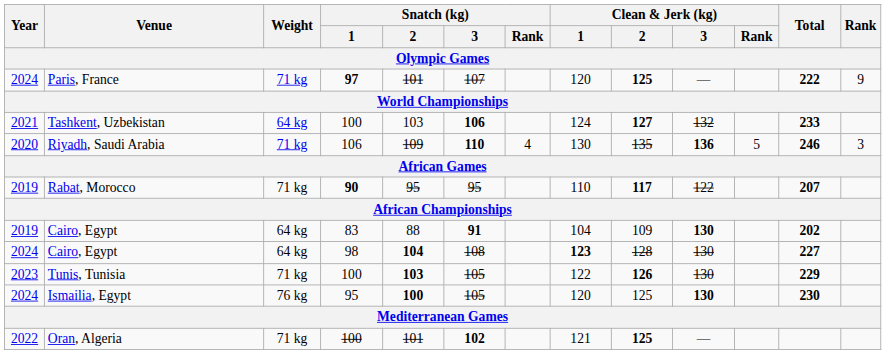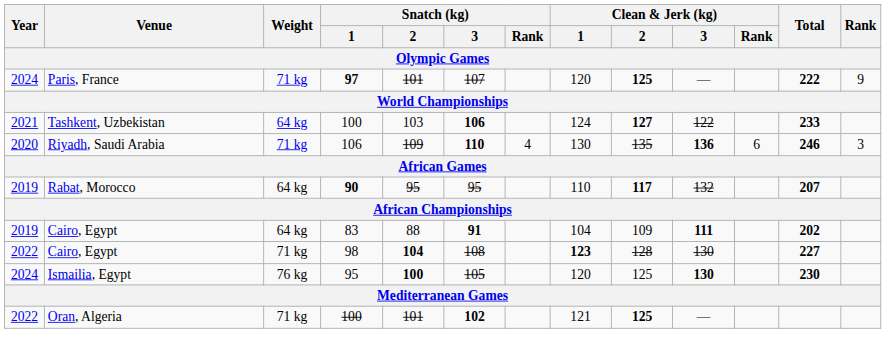(704, 123) 132 -> (704, 123) 122
(757, 144) 5 -> (757, 144) 6
(292, 187) 71 kg -> (292, 187) 64 kg
(704, 187) 122 -> (704, 187) 132
(704, 230) 130 -> (704, 230) 111
(25, 252) 2024 -> (25, 252) 2022
(292, 252) 64 kg -> (292, 252) 71 kg
- row: (87, 274)
